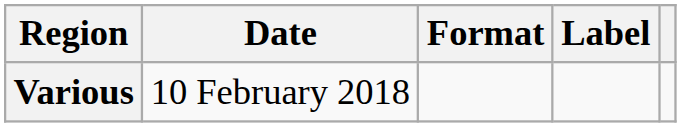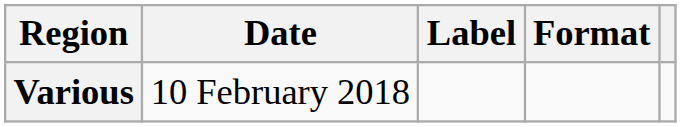columns swapped: (486, 33) <-> (606, 33)
